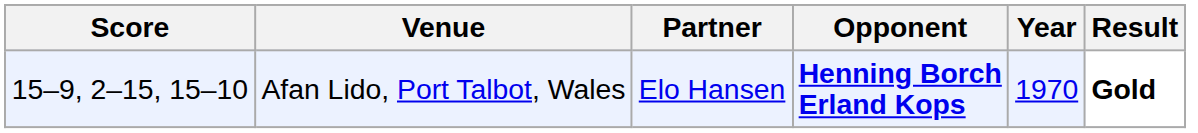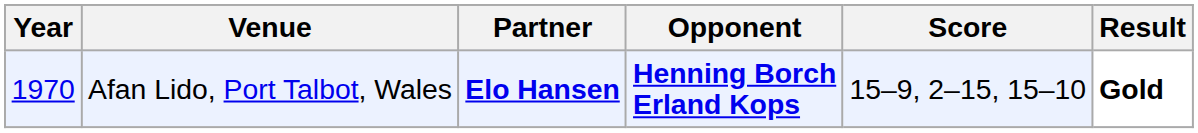columns swapped: (1047, 28) <-> (130, 28)
(712, 88) normal -> (543, 88) bold
